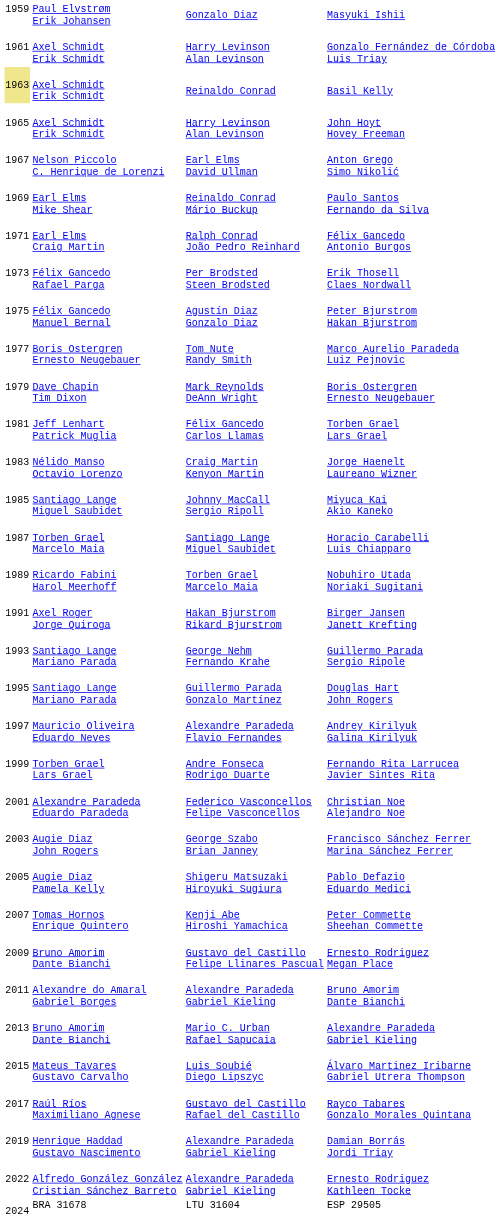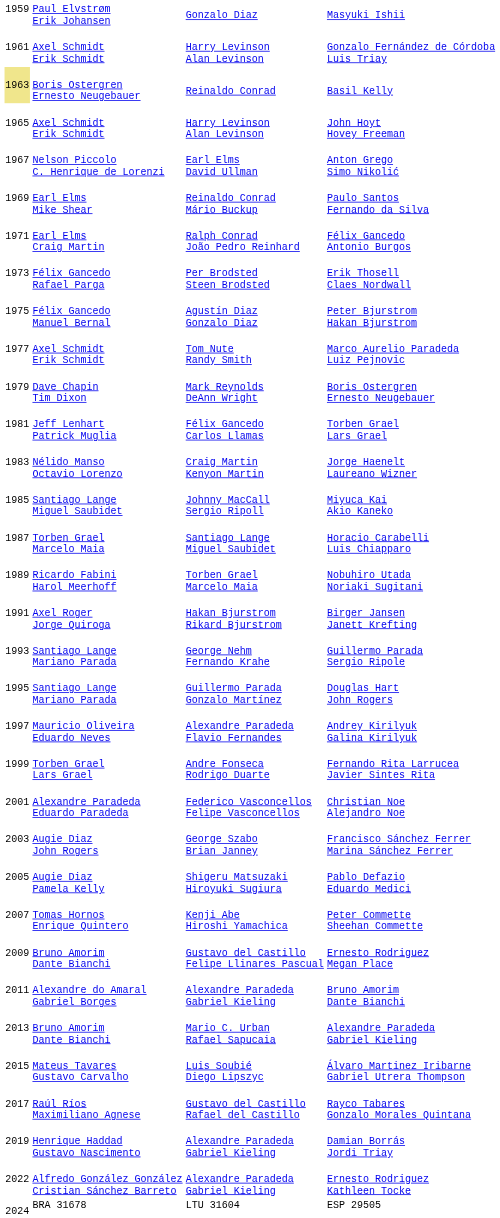(68, 91) Axel Schmidt Erik Schmidt -> (86, 91) Boris Ostergren Ernesto Neugebauer
(86, 355) Boris Ostergren Ernesto Neugebauer -> (68, 355) Axel Schmidt Erik Schmidt
